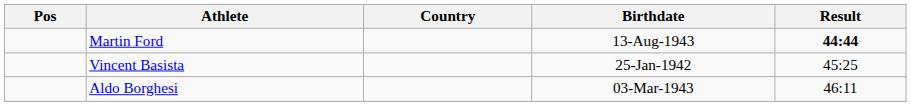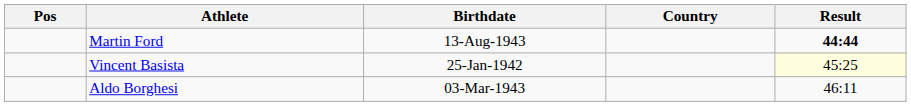columns swapped: (653, 16) <-> (448, 16)
(840, 64) no background -> (840, 64) lightyellow background
